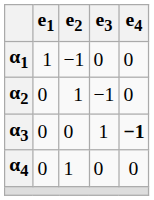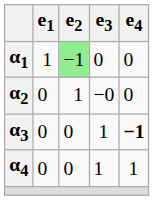(74, 59) no background -> (74, 59) lightgreen background
(104, 95) −1 -> (104, 95) −0
(68, 168) 1 -> (68, 168) 0
(98, 168) 0 -> (98, 168) 1
(131, 168) 0 -> (131, 168) 1
